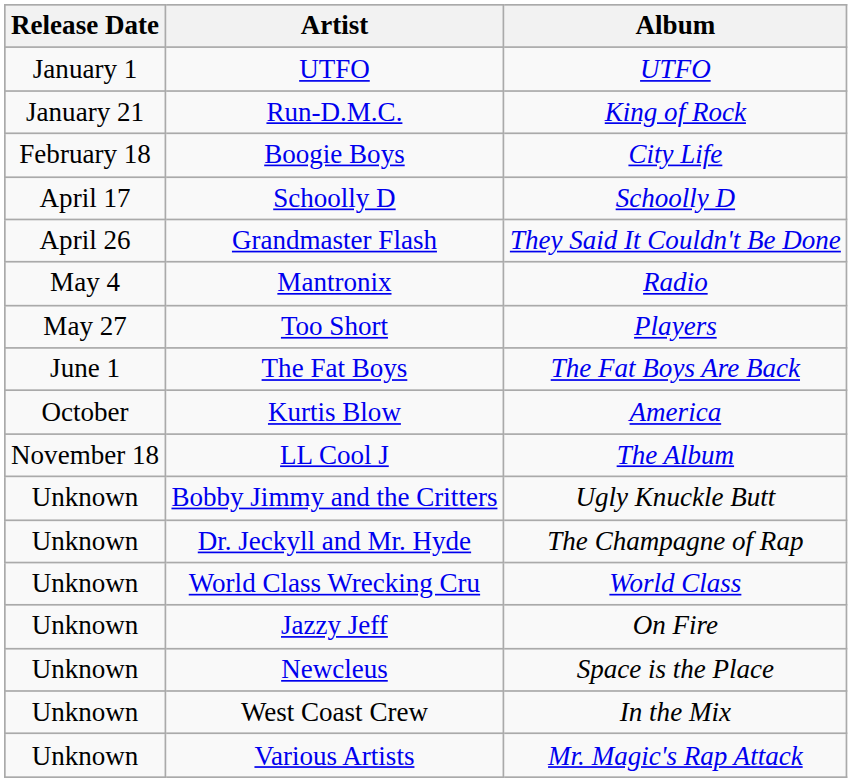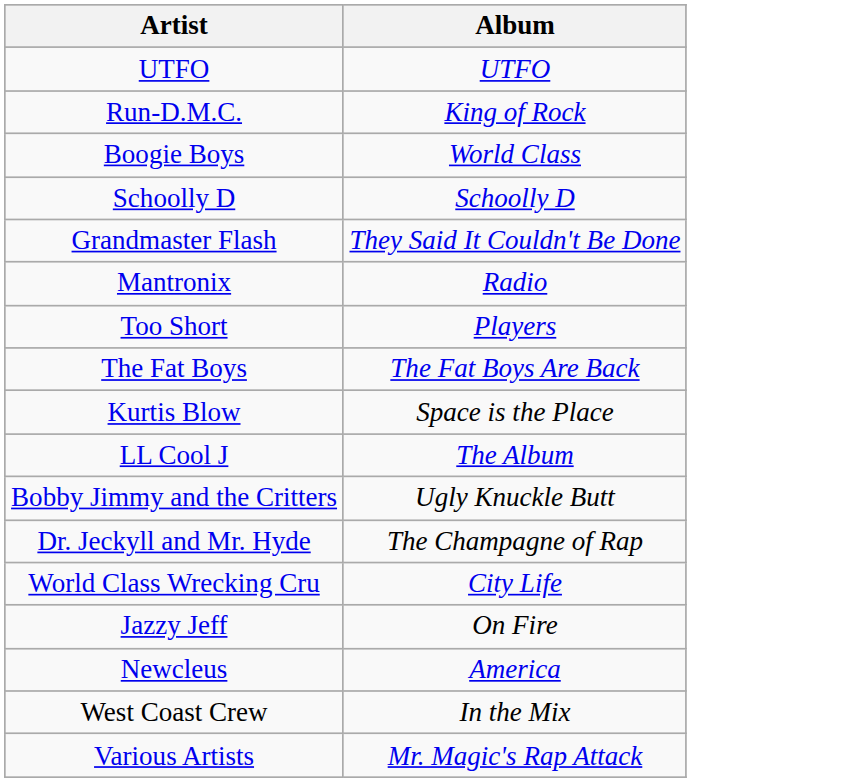- column: (85, 25)
(675, 154) City Life -> (515, 154) World Class
(675, 411) America -> (515, 411) Space is the Place
(675, 583) World Class -> (515, 583) City Life
(675, 669) Space is the Place -> (515, 669) America
